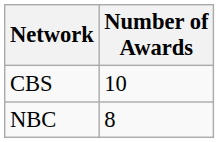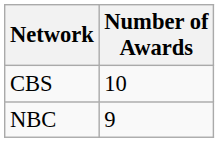(110, 119) 8 -> (110, 119) 9
